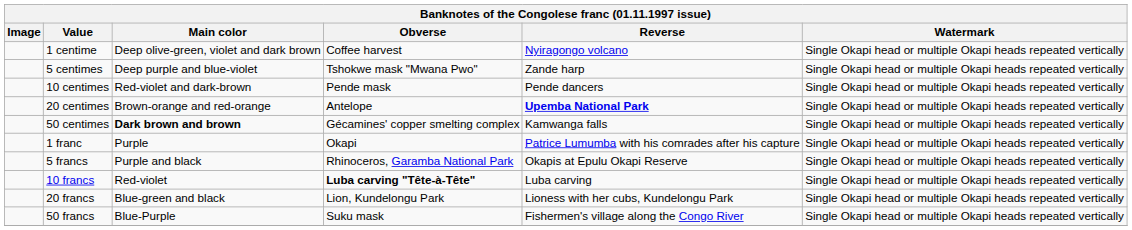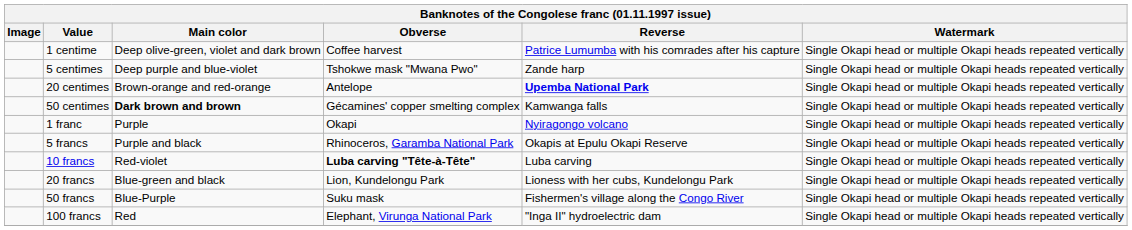(576, 51) Nyiragongo volcano -> (662, 51) Patrice Lumumba with his comrades after his capture
- row: (78, 88)
(662, 143) Patrice Lumumba with his comrades after his capture -> (576, 125) Nyiragongo volcano
+ row: (74, 217)
